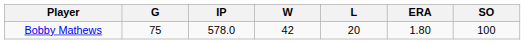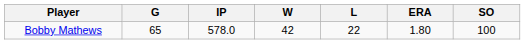(155, 30) 75 -> (155, 30) 65
(354, 30) 20 -> (354, 30) 22
